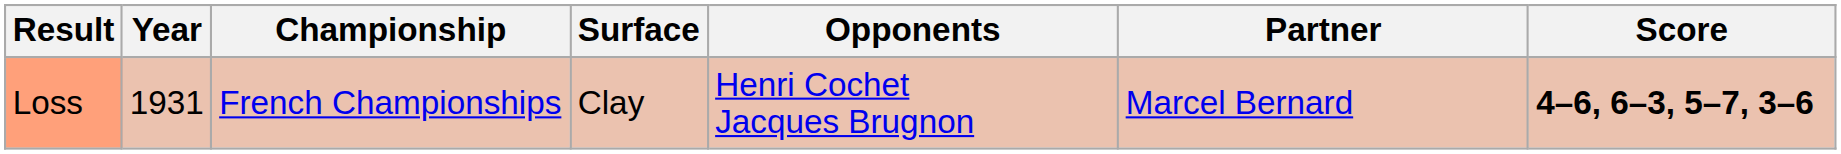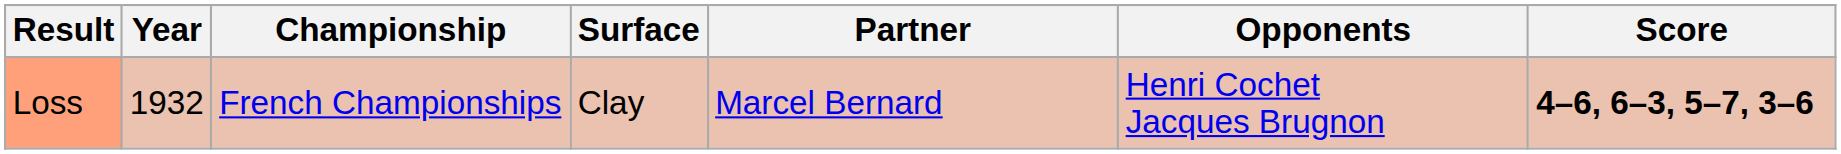columns swapped: (1323, 30) <-> (913, 30)
(167, 102) 1931 -> (167, 102) 1932
